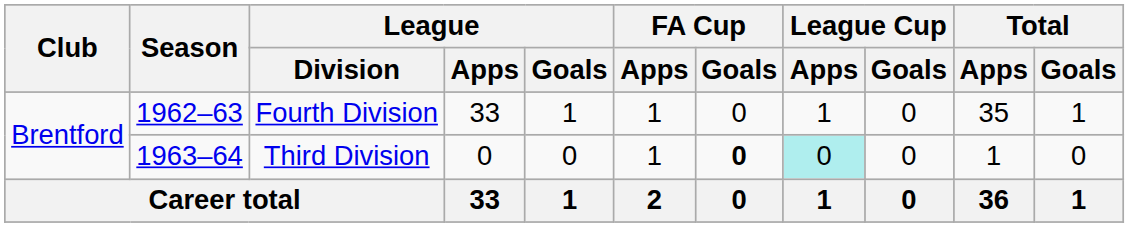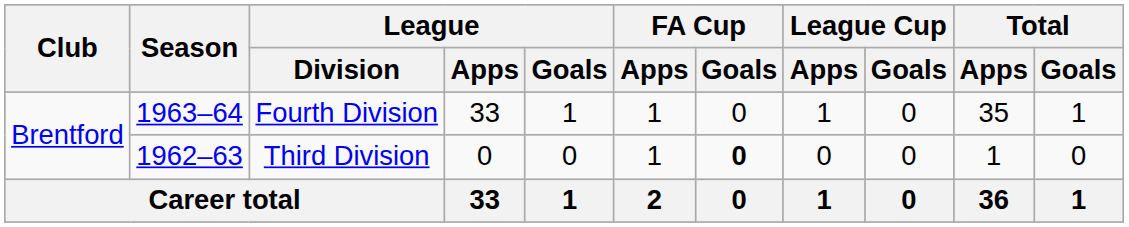(190, 112) 1962–63 -> (190, 112) 1963–64
(190, 156) 1963–64 -> (190, 156) 1962–63
(824, 156) paleturquoise background -> (824, 156) no background
